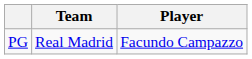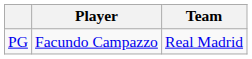columns swapped: (182, 16) <-> (74, 16)
